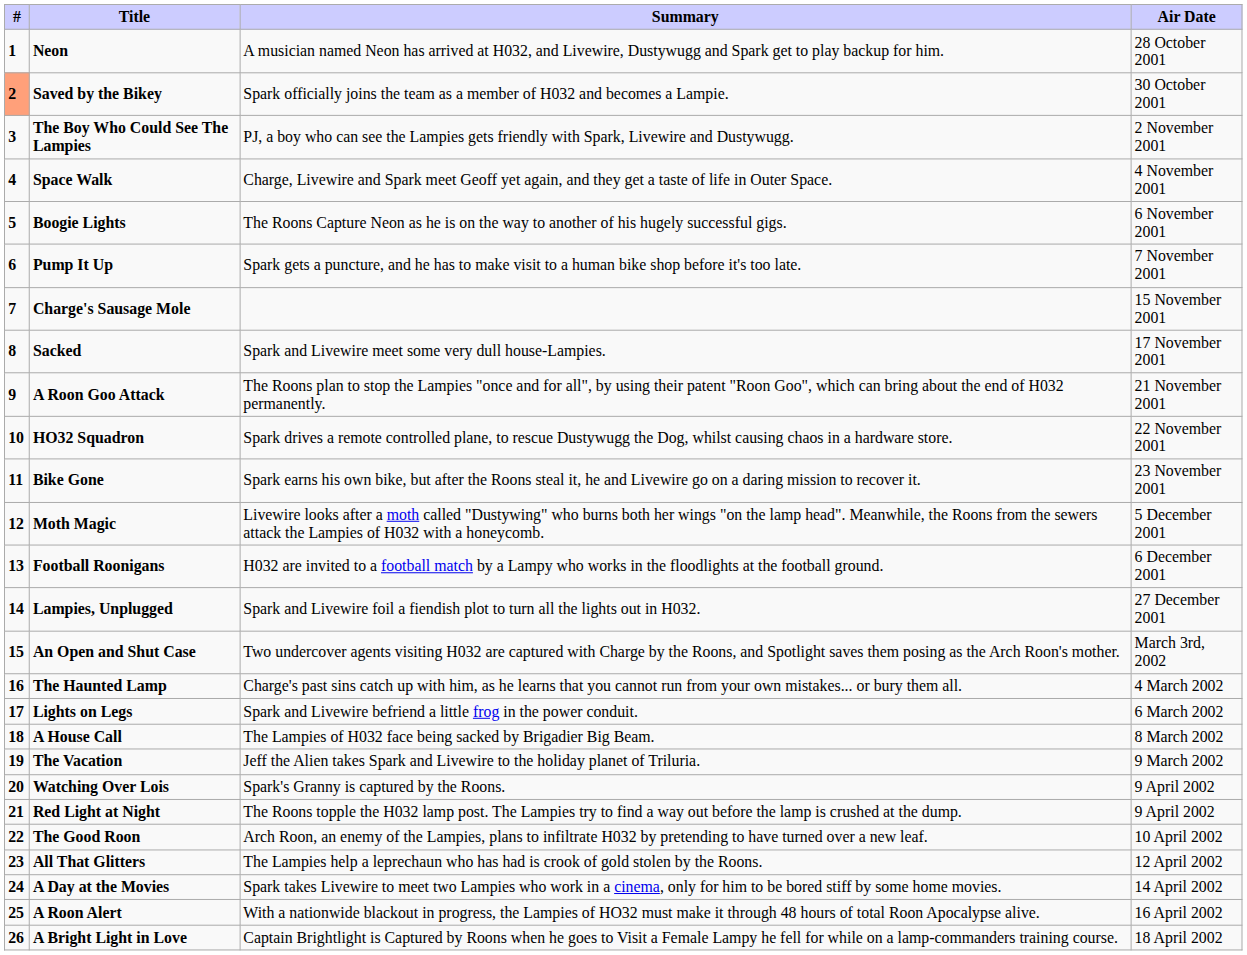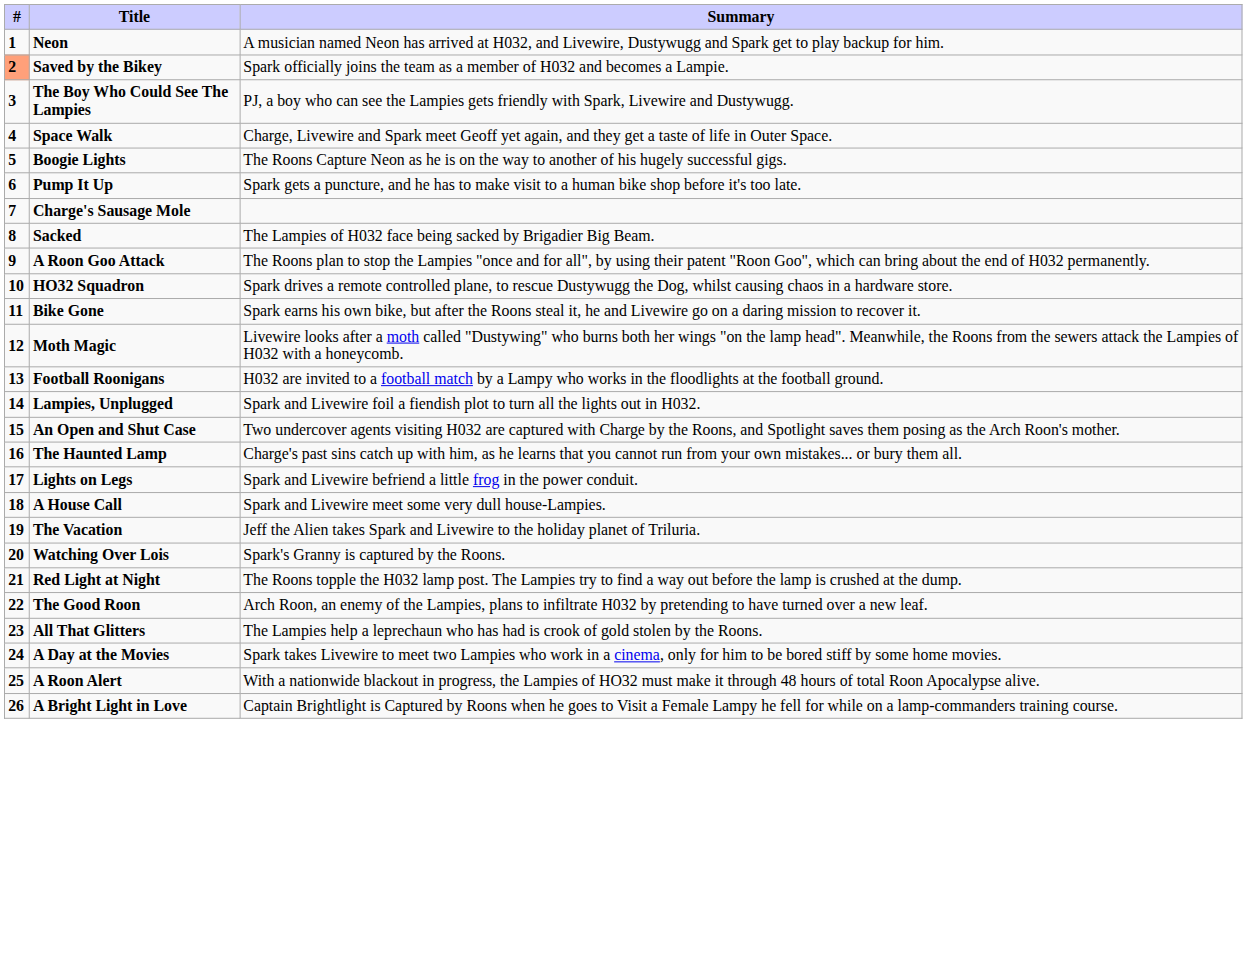- column: (1187, 17)
(425, 351) Spark and Livewire meet some very dull house-Lampies. -> (449, 235) The Lampies of H032 face being sacked by Brigadier Big Beam.
(449, 736) The Lampies of H032 face being sacked by Brigadier Big Beam. -> (425, 504) Spark and Livewire meet some very dull house-Lampies.
